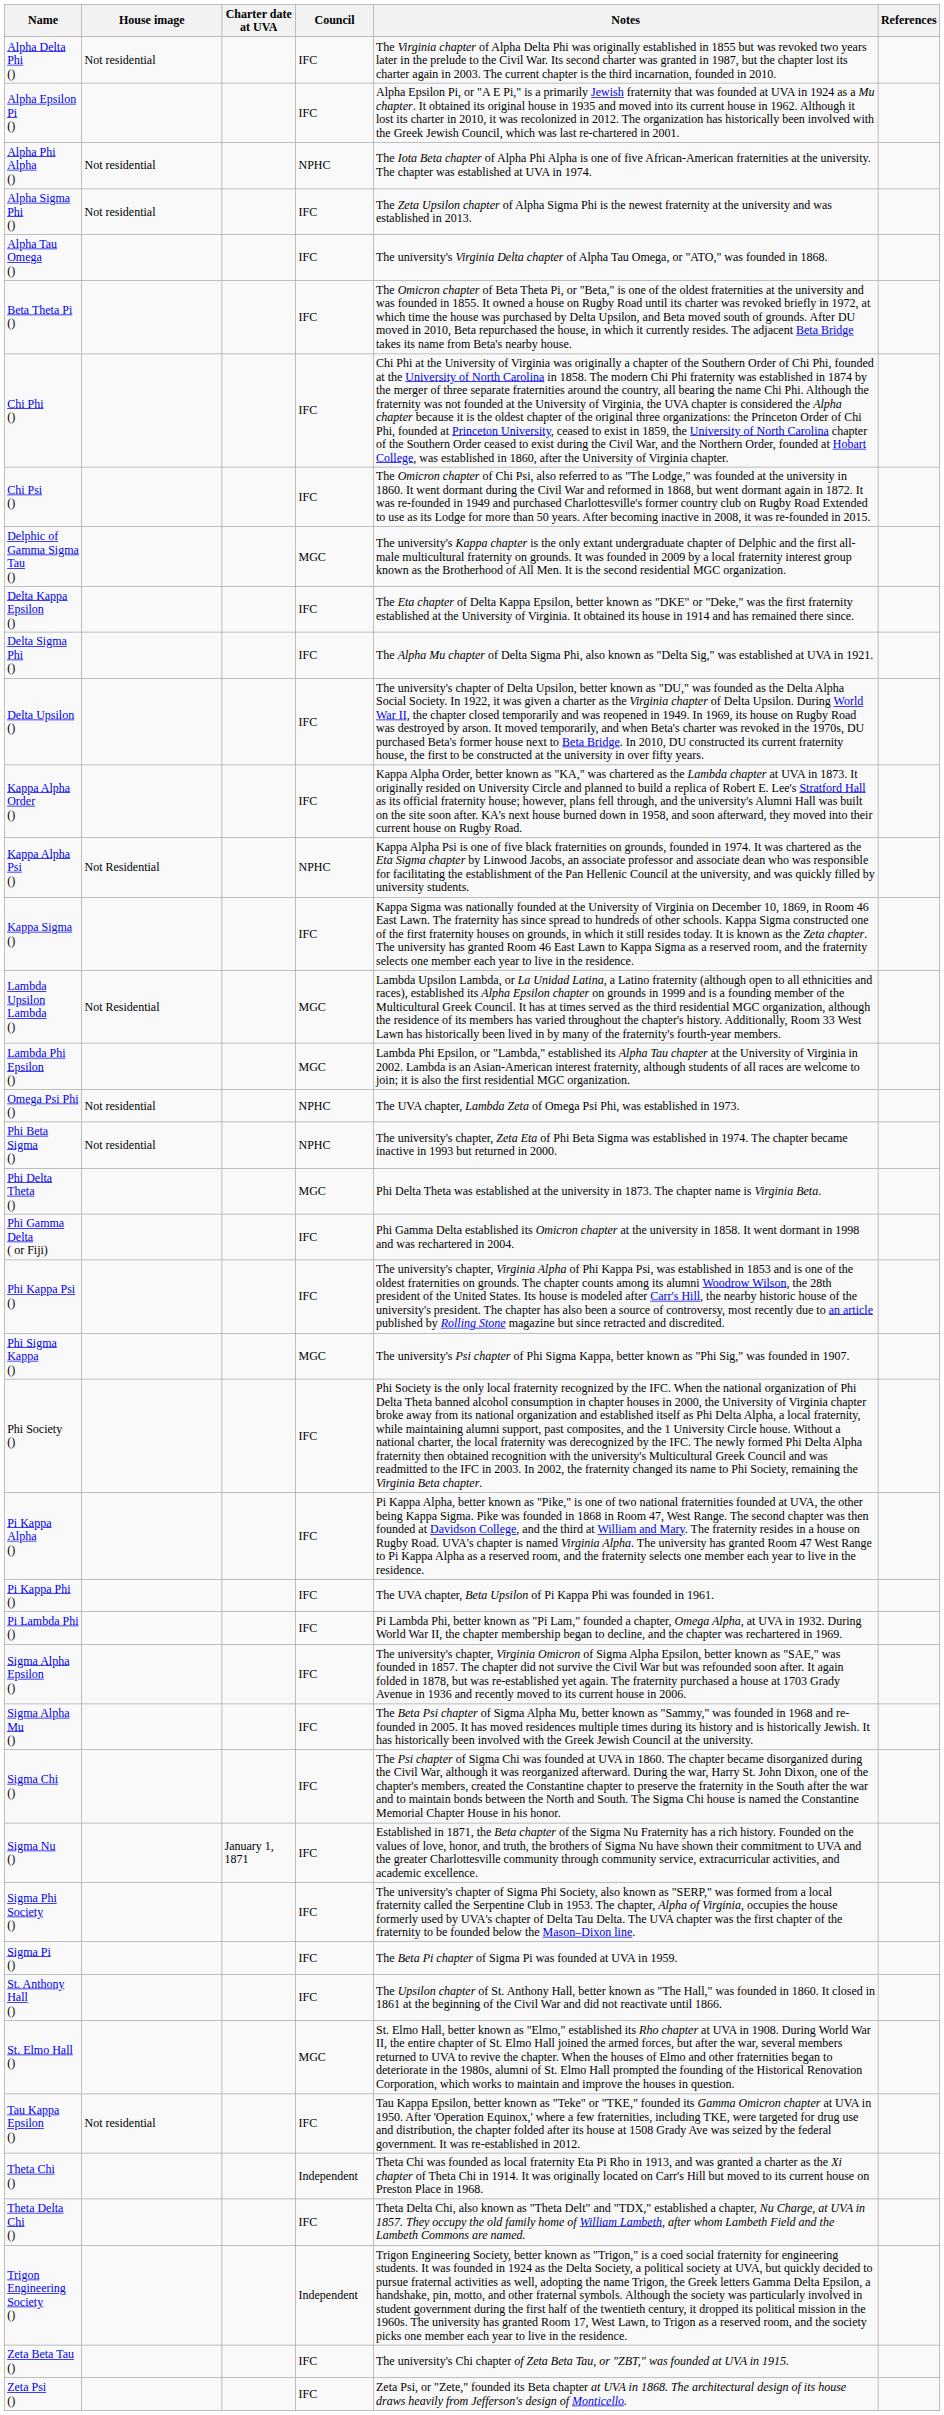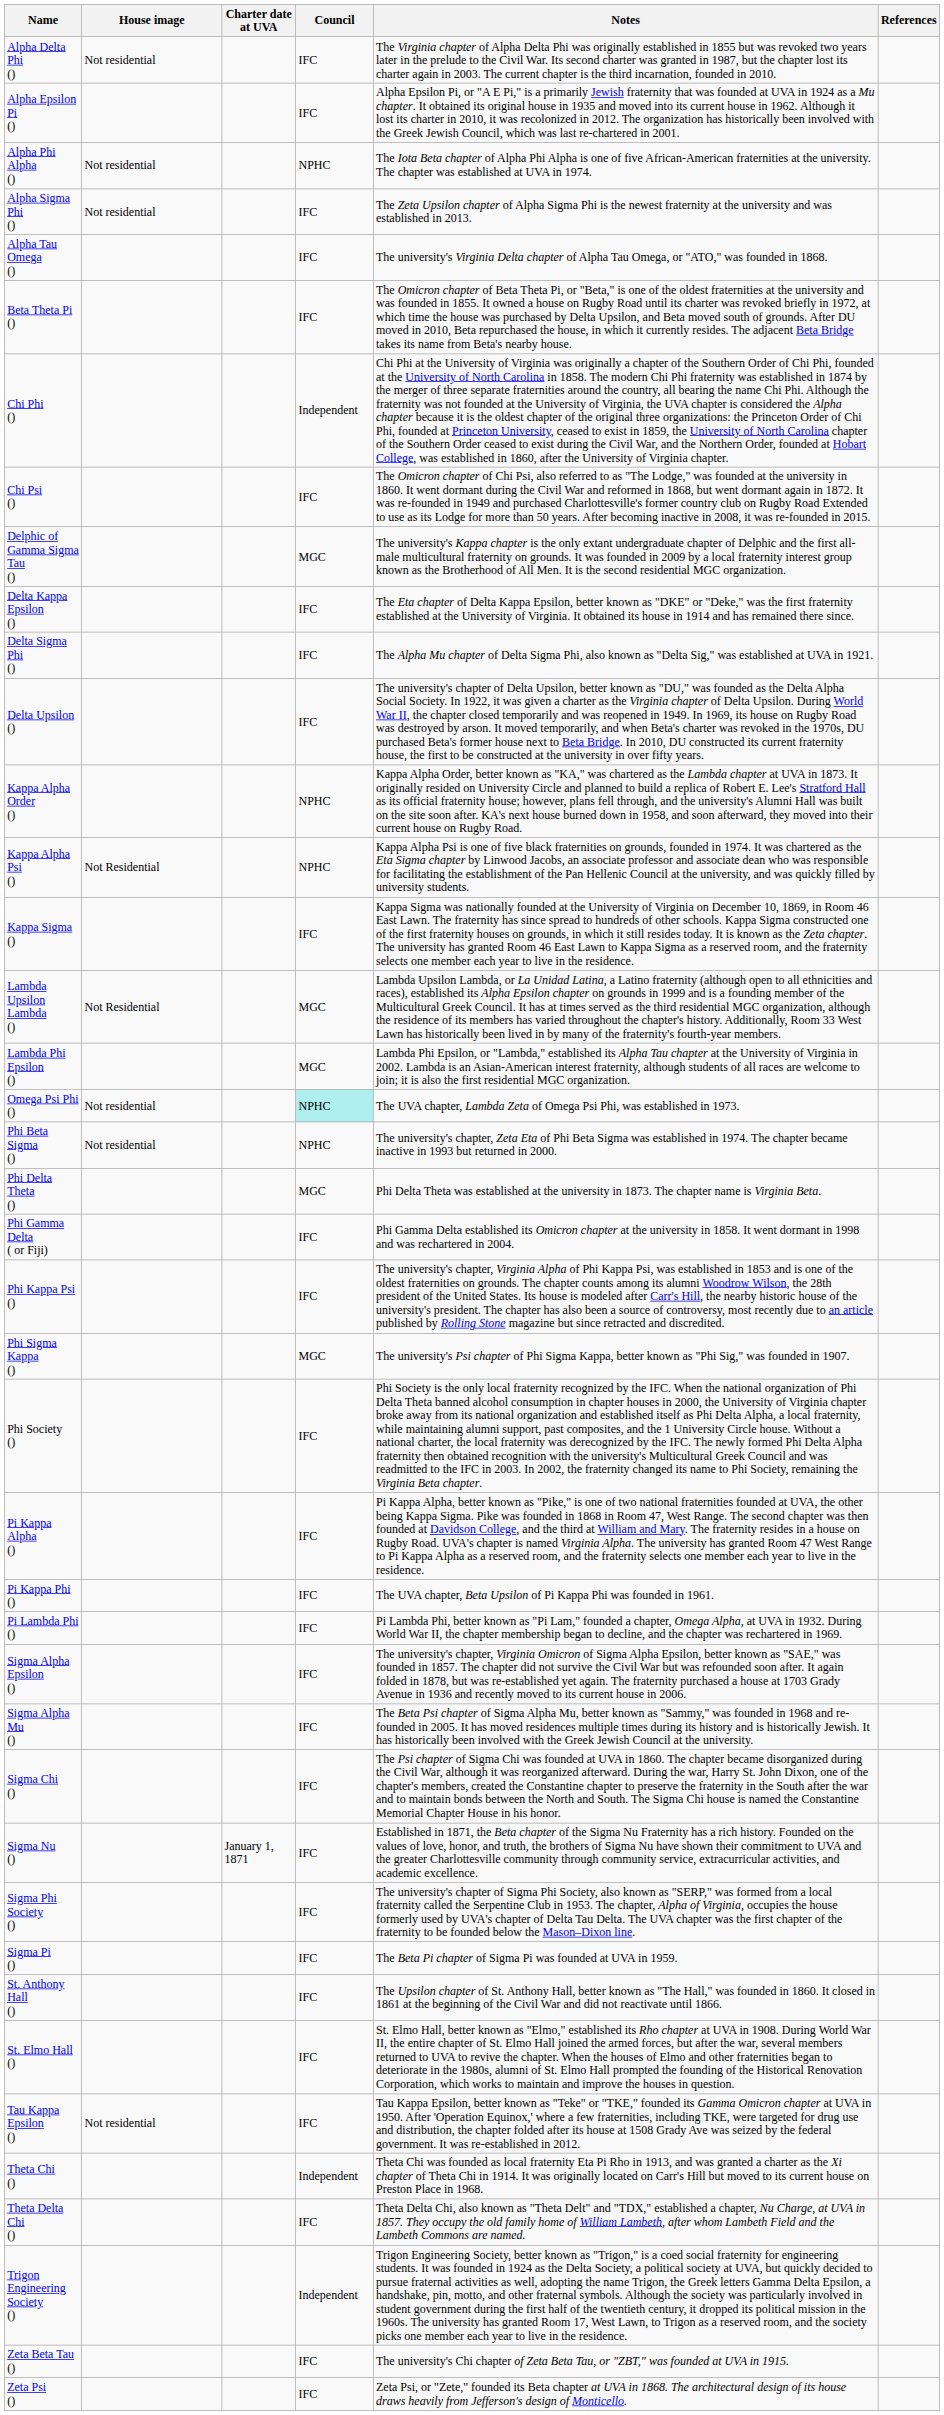(308, 410) IFC -> (328, 410) Independent
(308, 801) IFC -> (315, 801) NPHC
(315, 1105) no background -> (315, 1105) paleturquoise background
(312, 2057) MGC -> (308, 2057) IFC
